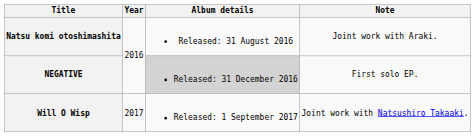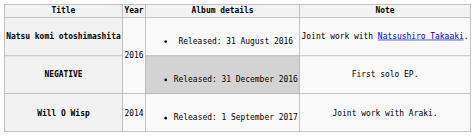(385, 36) Joint work with Araki. -> (385, 36) Joint work with Natsushiro Takaaki.
(134, 113) 2017 -> (134, 113) 2014
(385, 113) Joint work with Natsushiro Takaaki. -> (385, 113) Joint work with Araki.
